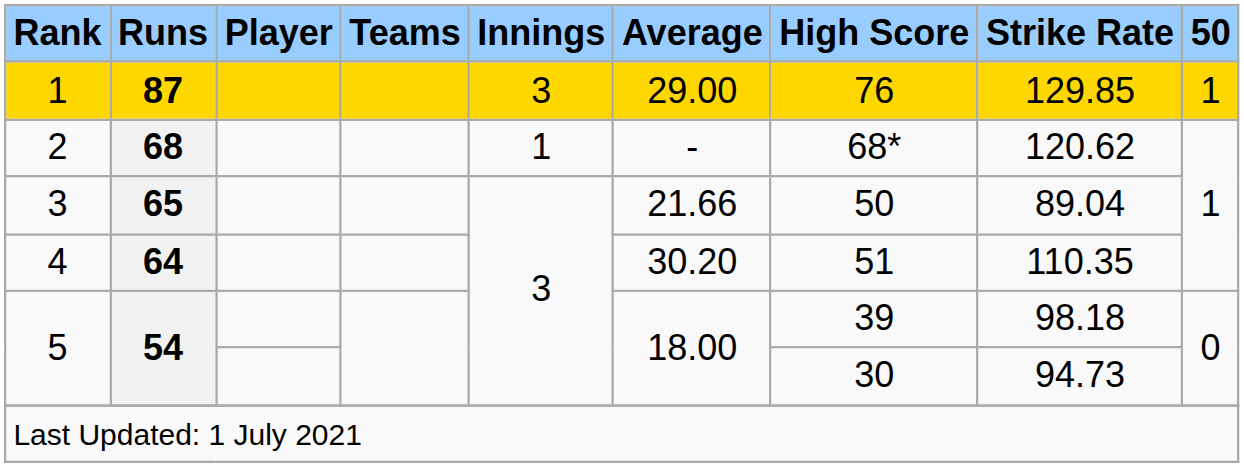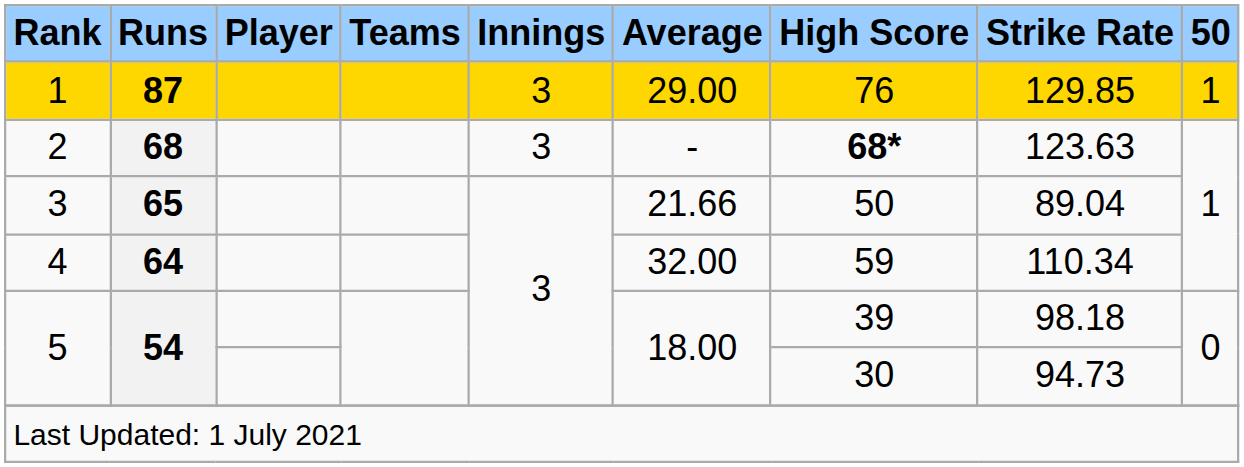(541, 147) 1 -> (541, 147) 3
(874, 147) normal -> (874, 147) bold
(1080, 147) 120.62 -> (1080, 147) 123.63
(692, 261) 30.20 -> (692, 261) 32.00
(874, 261) 51 -> (874, 261) 59
(1080, 261) 110.35 -> (1080, 261) 110.34
